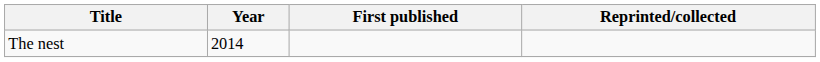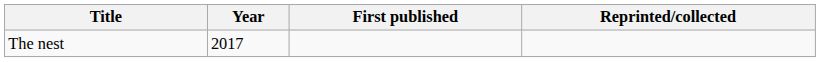(227, 43) 2014 -> (227, 43) 2017
